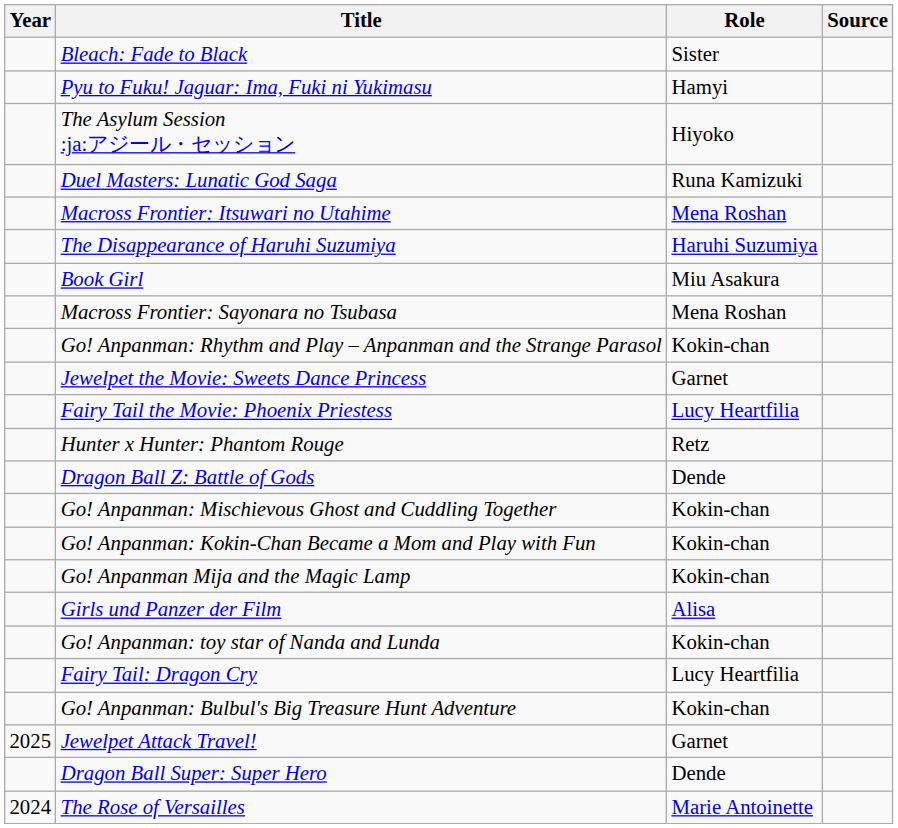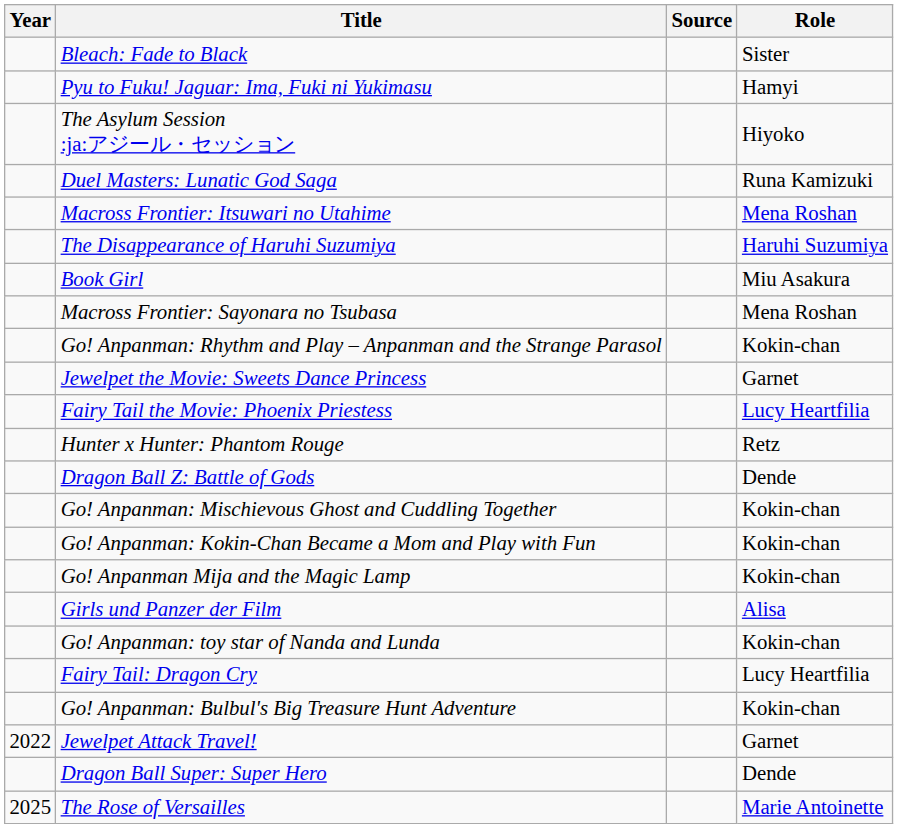columns swapped: (745, 20) <-> (858, 20)
(30, 741) 2025 -> (30, 741) 2022
(30, 807) 2024 -> (30, 807) 2025
